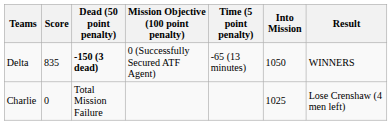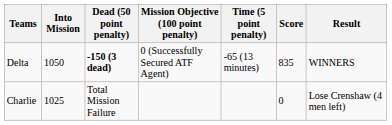columns swapped: (285, 23) <-> (57, 23)
